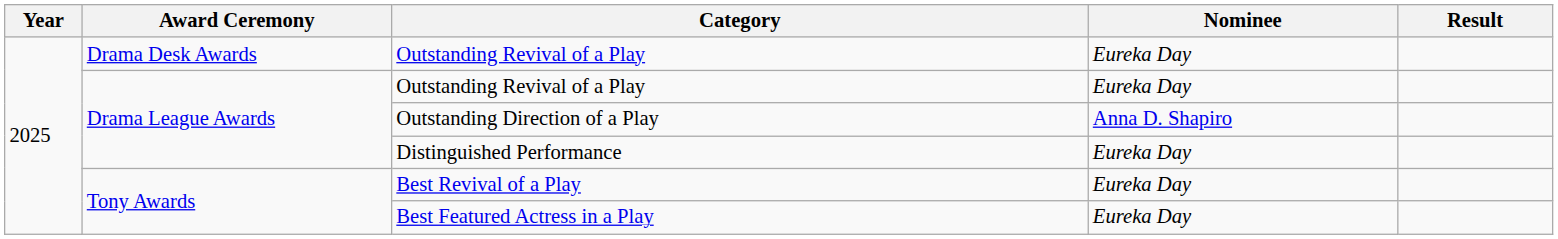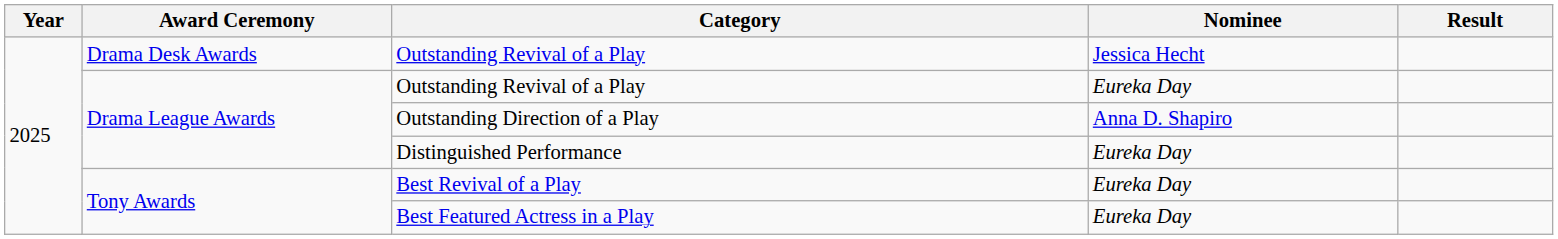(1142, 53) Eureka Day -> (1149, 53) Jessica Hecht
